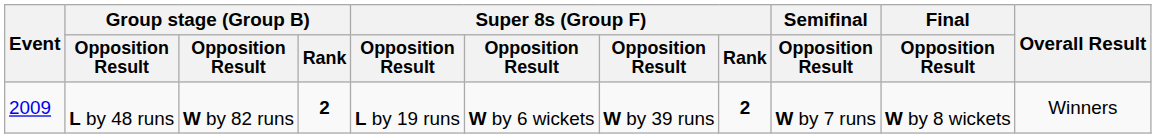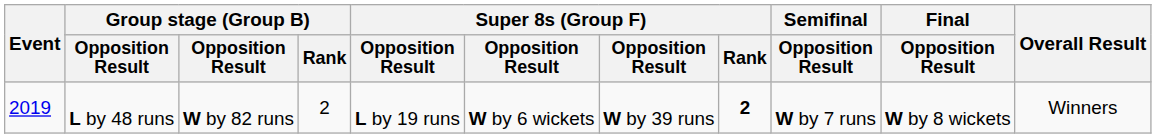(30, 108) 2009 -> (30, 108) 2019
(325, 108) bold -> (325, 108) normal
